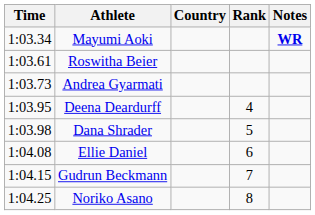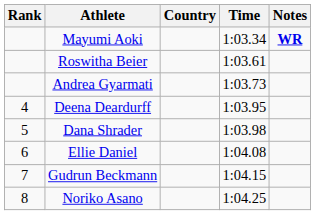columns swapped: (249, 15) <-> (30, 15)
